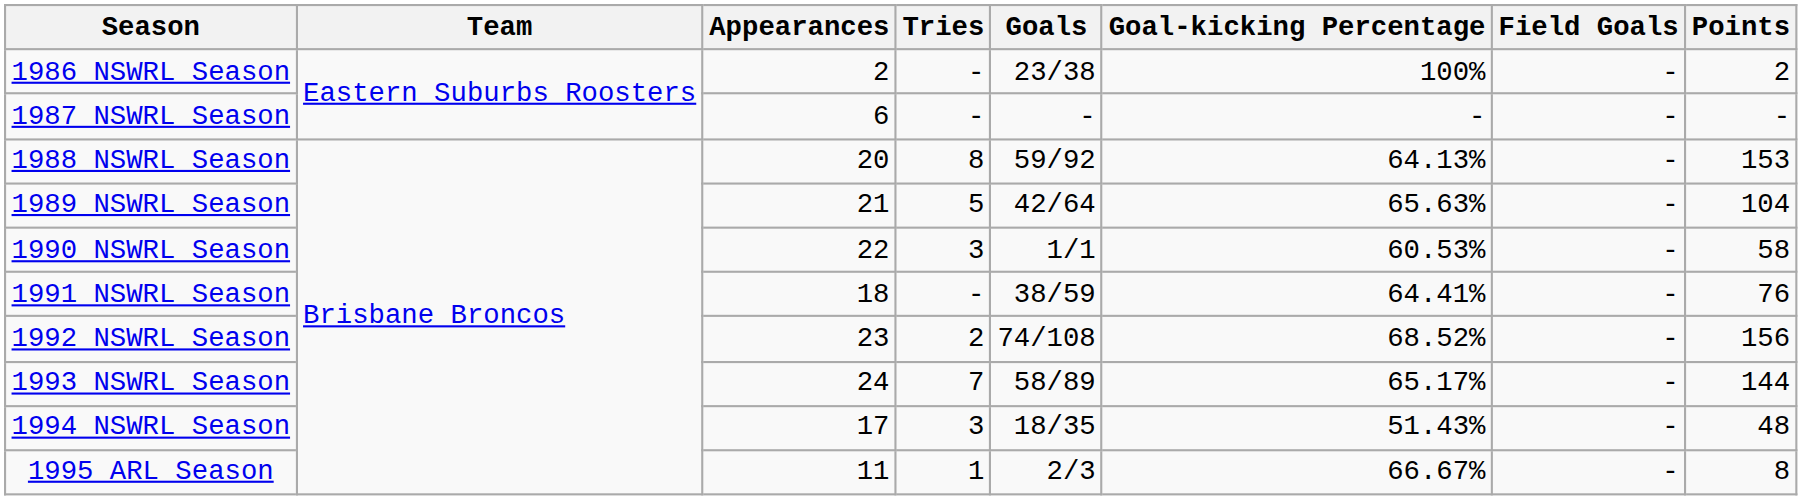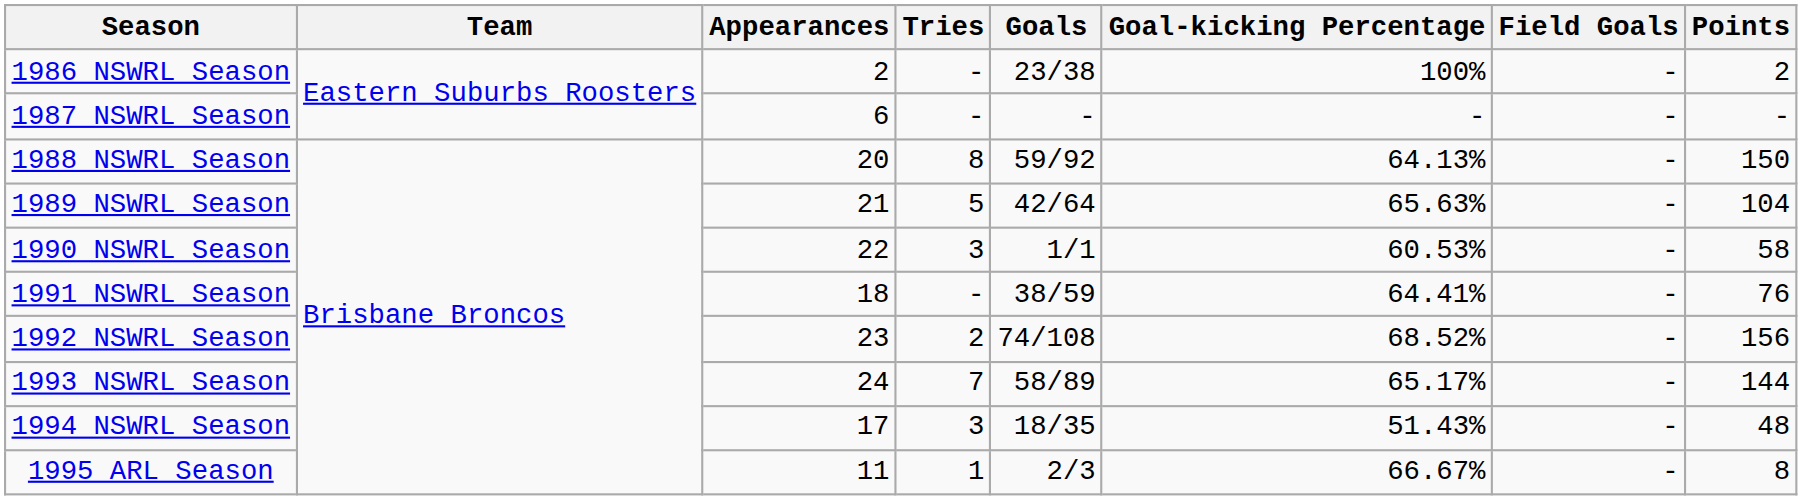(1765, 161) 153 -> (1765, 161) 150
